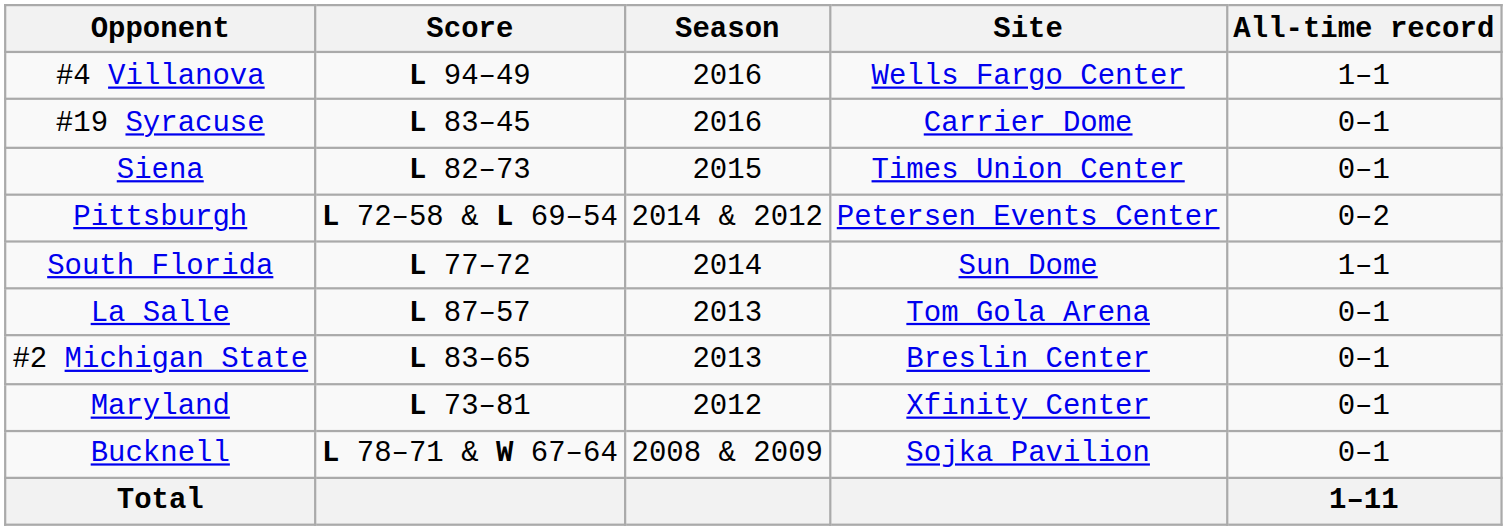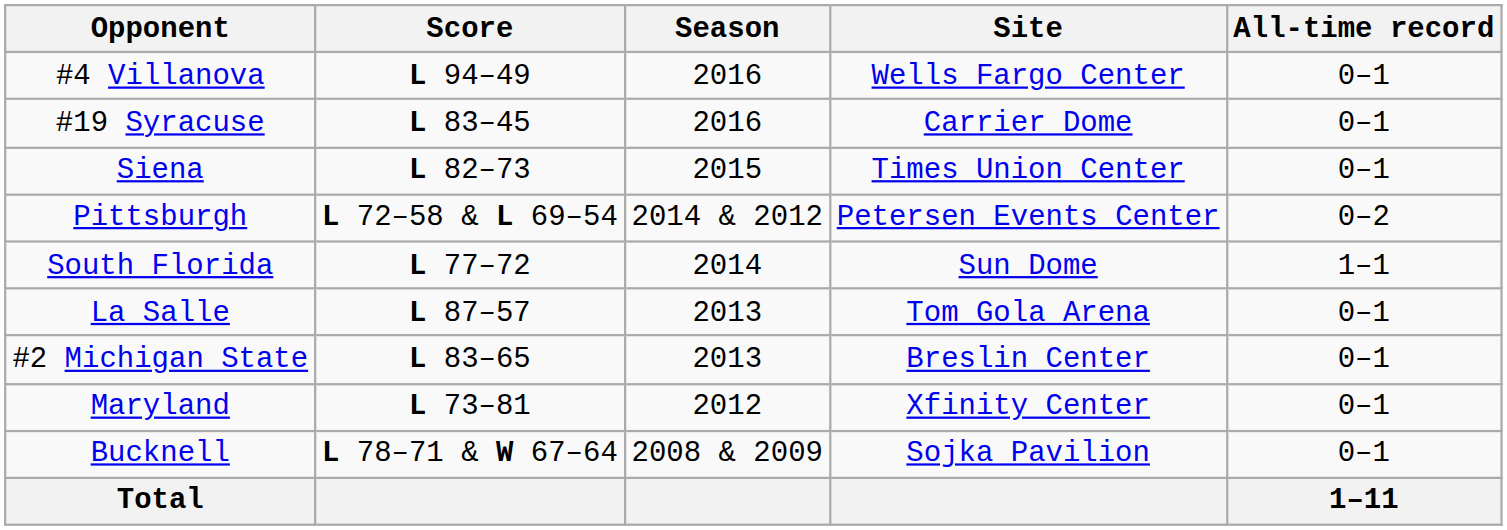(1364, 76) 1–1 -> (1364, 76) 0–1
